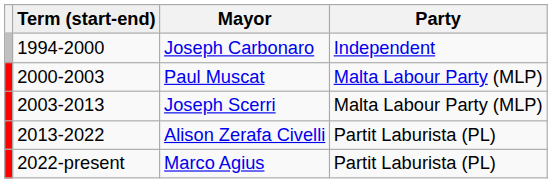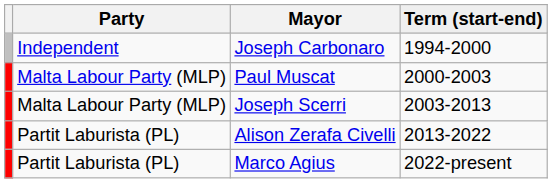columns swapped: (438, 18) <-> (86, 18)
